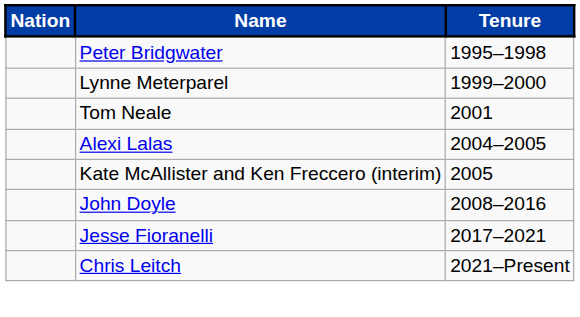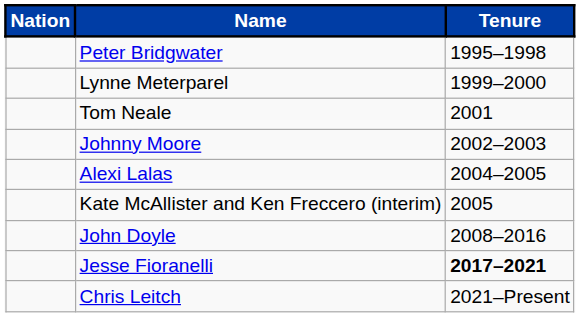+ row: (140, 143)
(498, 235) normal -> (498, 265) bold
